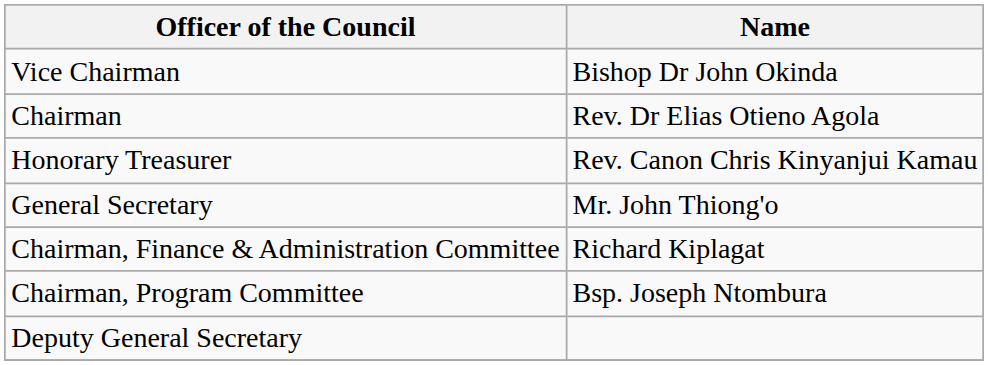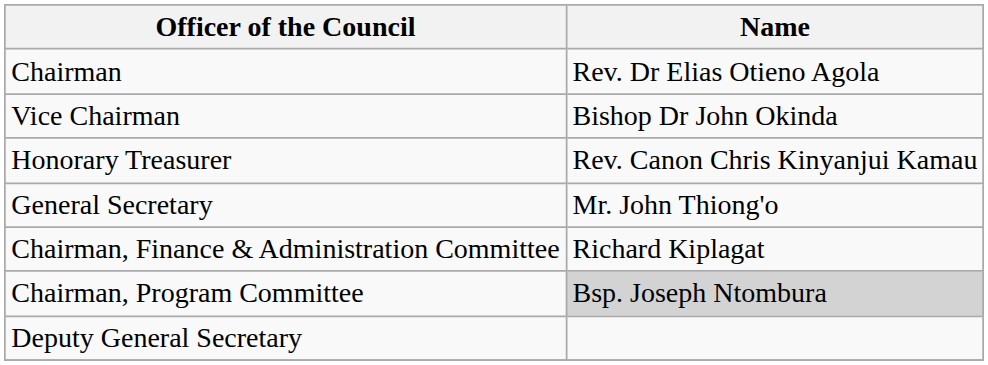rows swapped: (67, 115) <-> (96, 71)
(700, 293) no background -> (700, 293) lightgrey background
